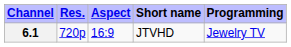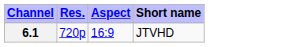- column: (245, 13)
